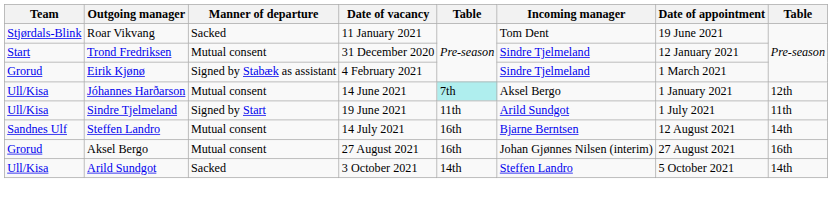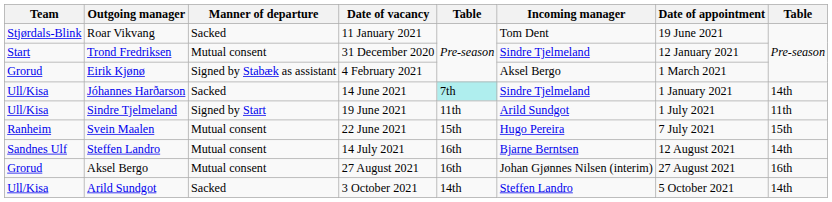(545, 71) Sindre Tjelmeland -> (530, 71) Aksel Bergo
(229, 91) Mutual consent -> (209, 91) Sacked
(530, 91) Aksel Bergo -> (545, 91) Sindre Tjelmeland
(782, 91) 12th -> (782, 91) 14th
+ row: (121, 129)
